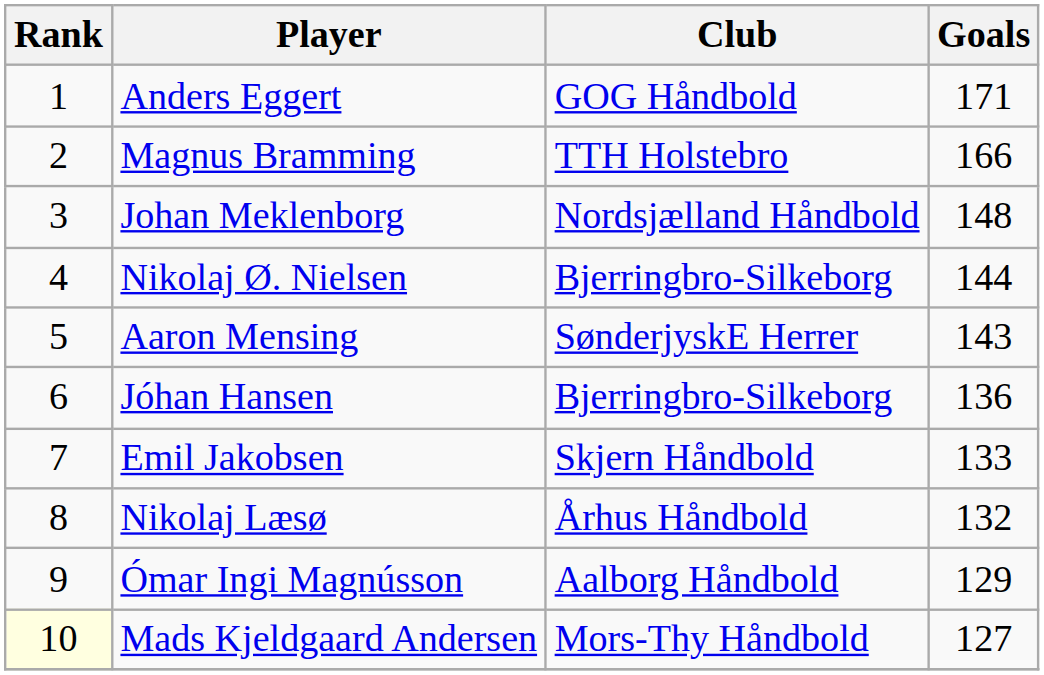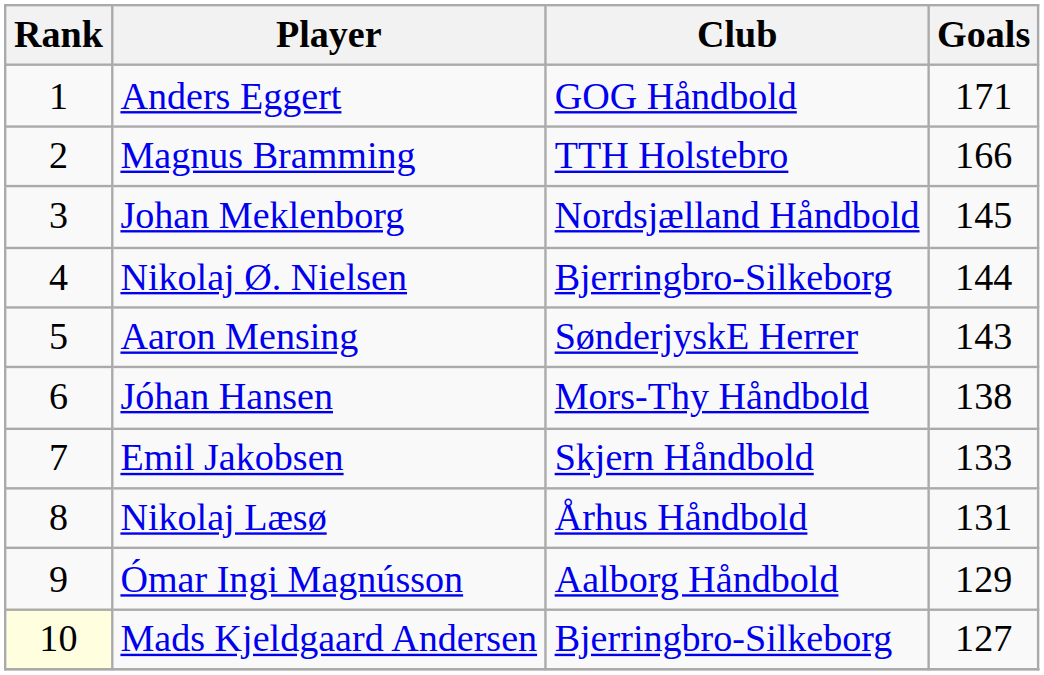(984, 215) 148 -> (984, 215) 145
(724, 397) Bjerringbro-Silkeborg -> (712, 397) Mors-Thy Håndbold
(984, 397) 136 -> (984, 397) 138
(984, 517) 132 -> (984, 517) 131
(712, 638) Mors-Thy Håndbold -> (724, 638) Bjerringbro-Silkeborg
